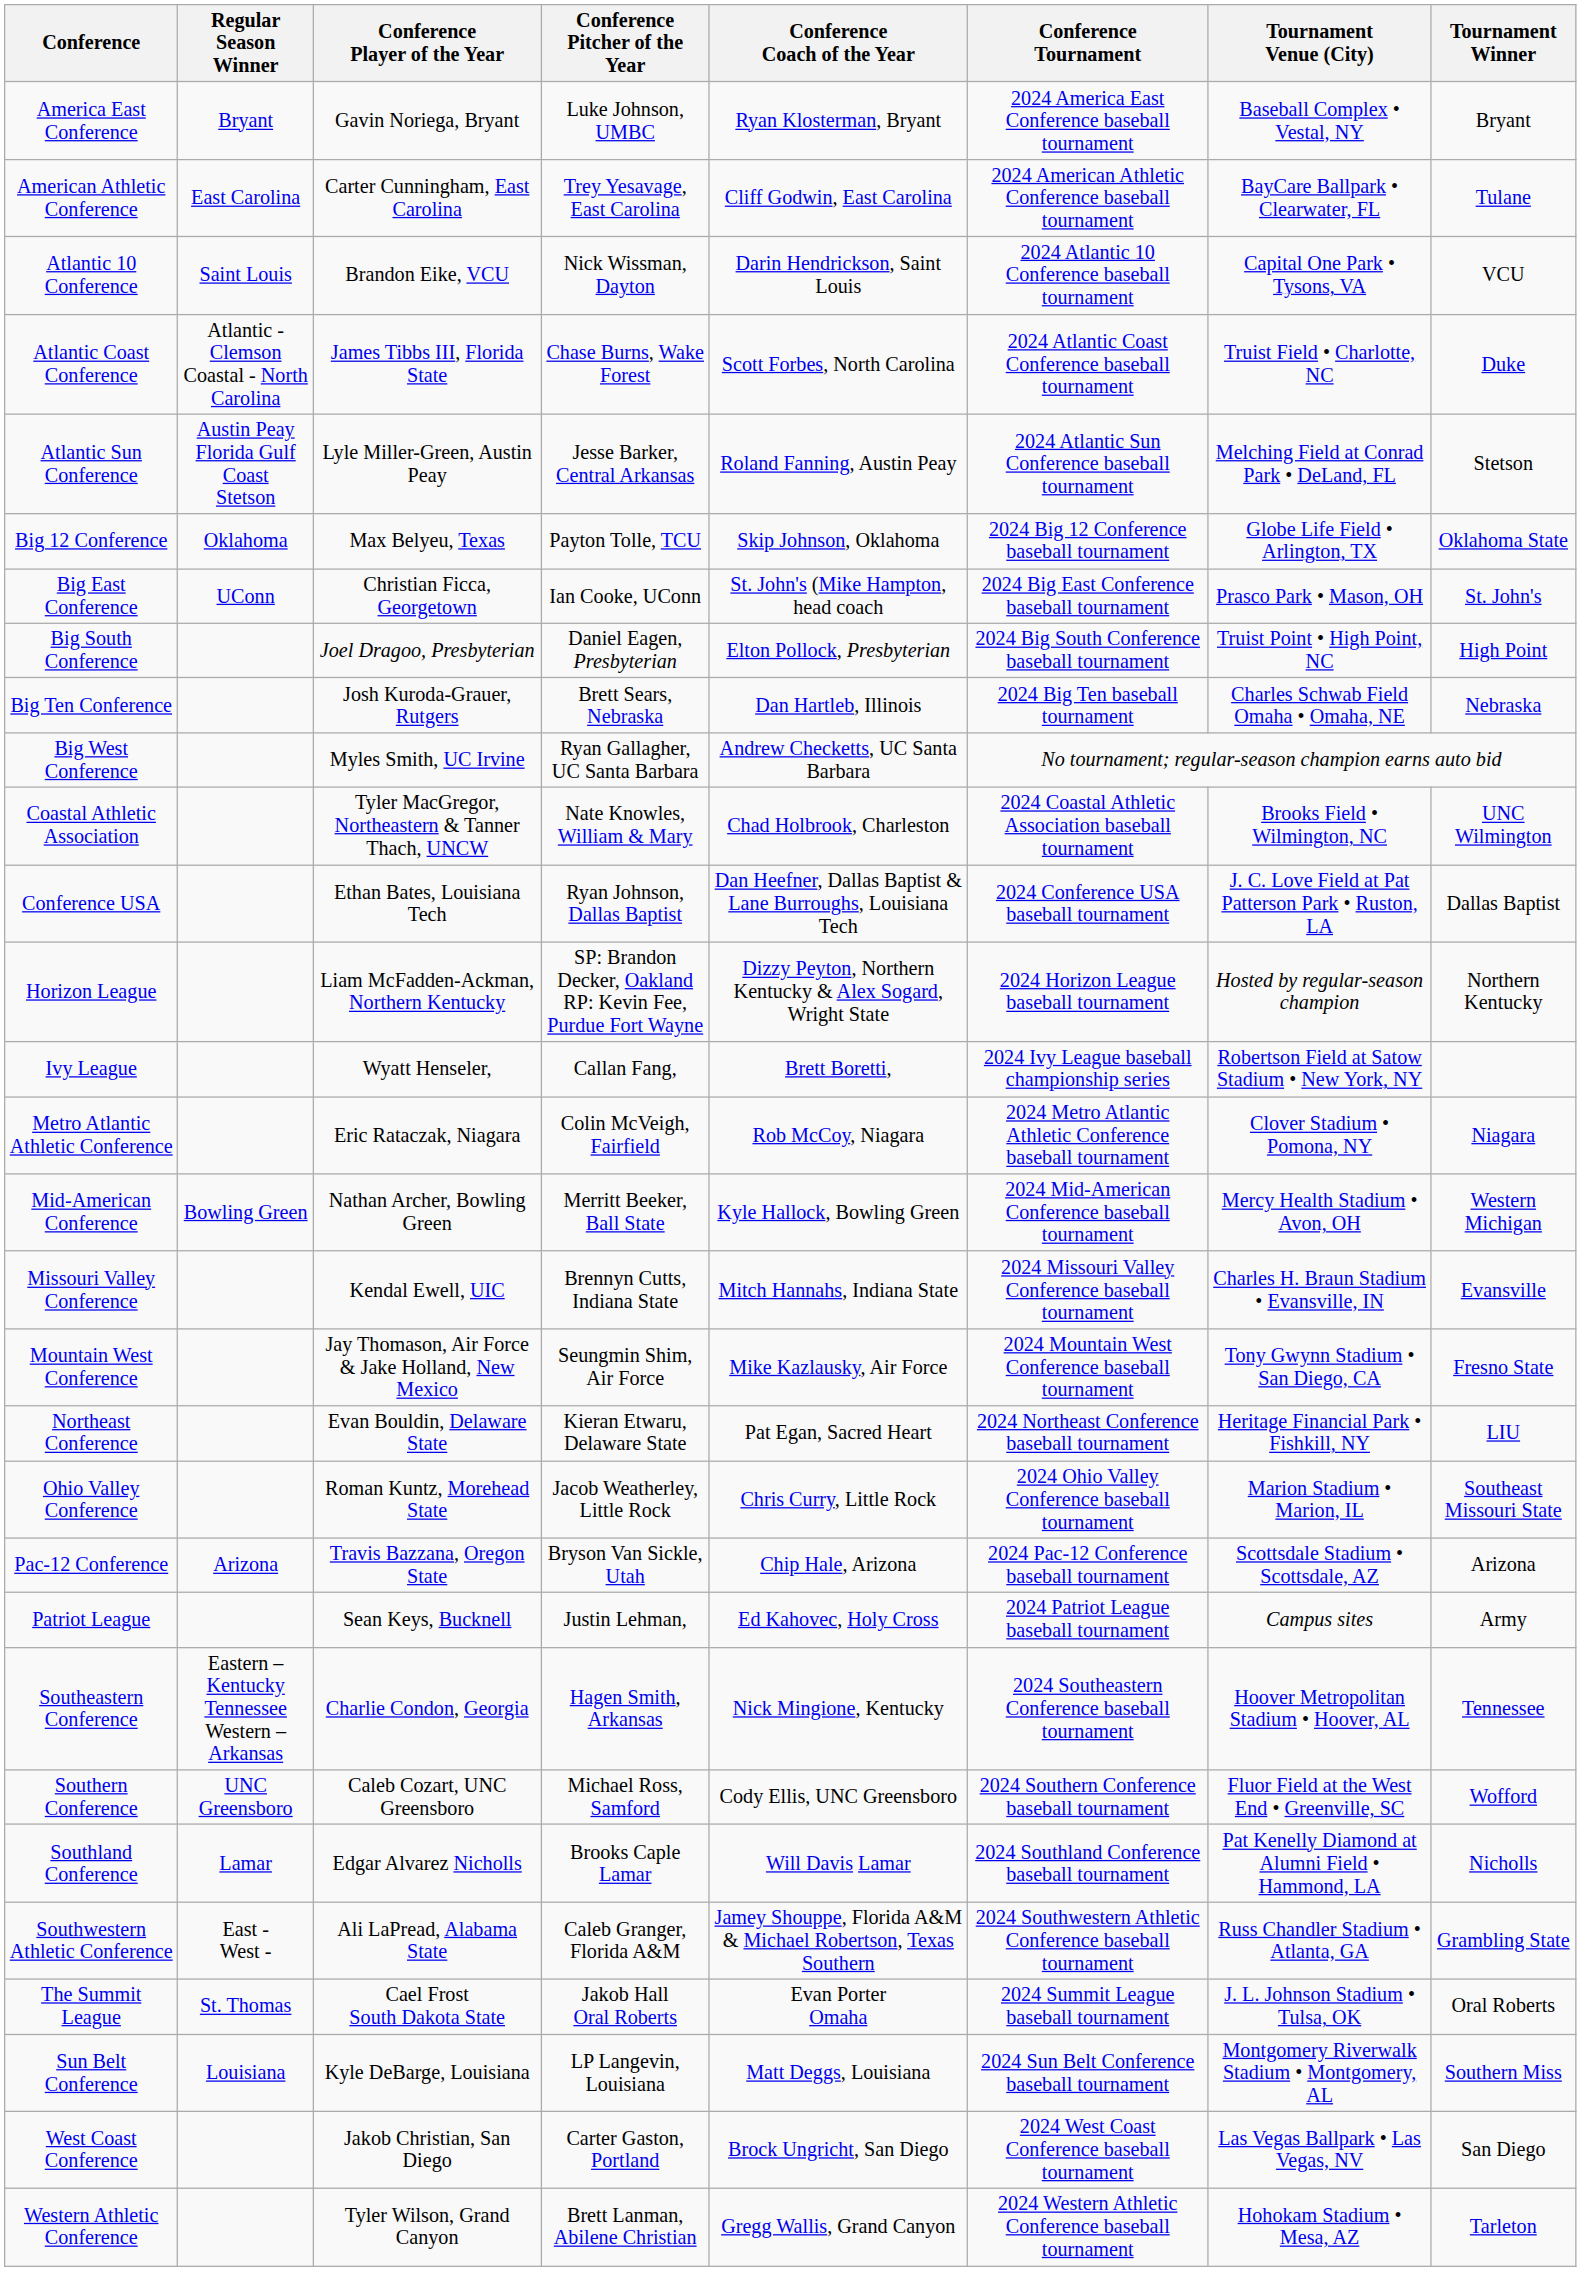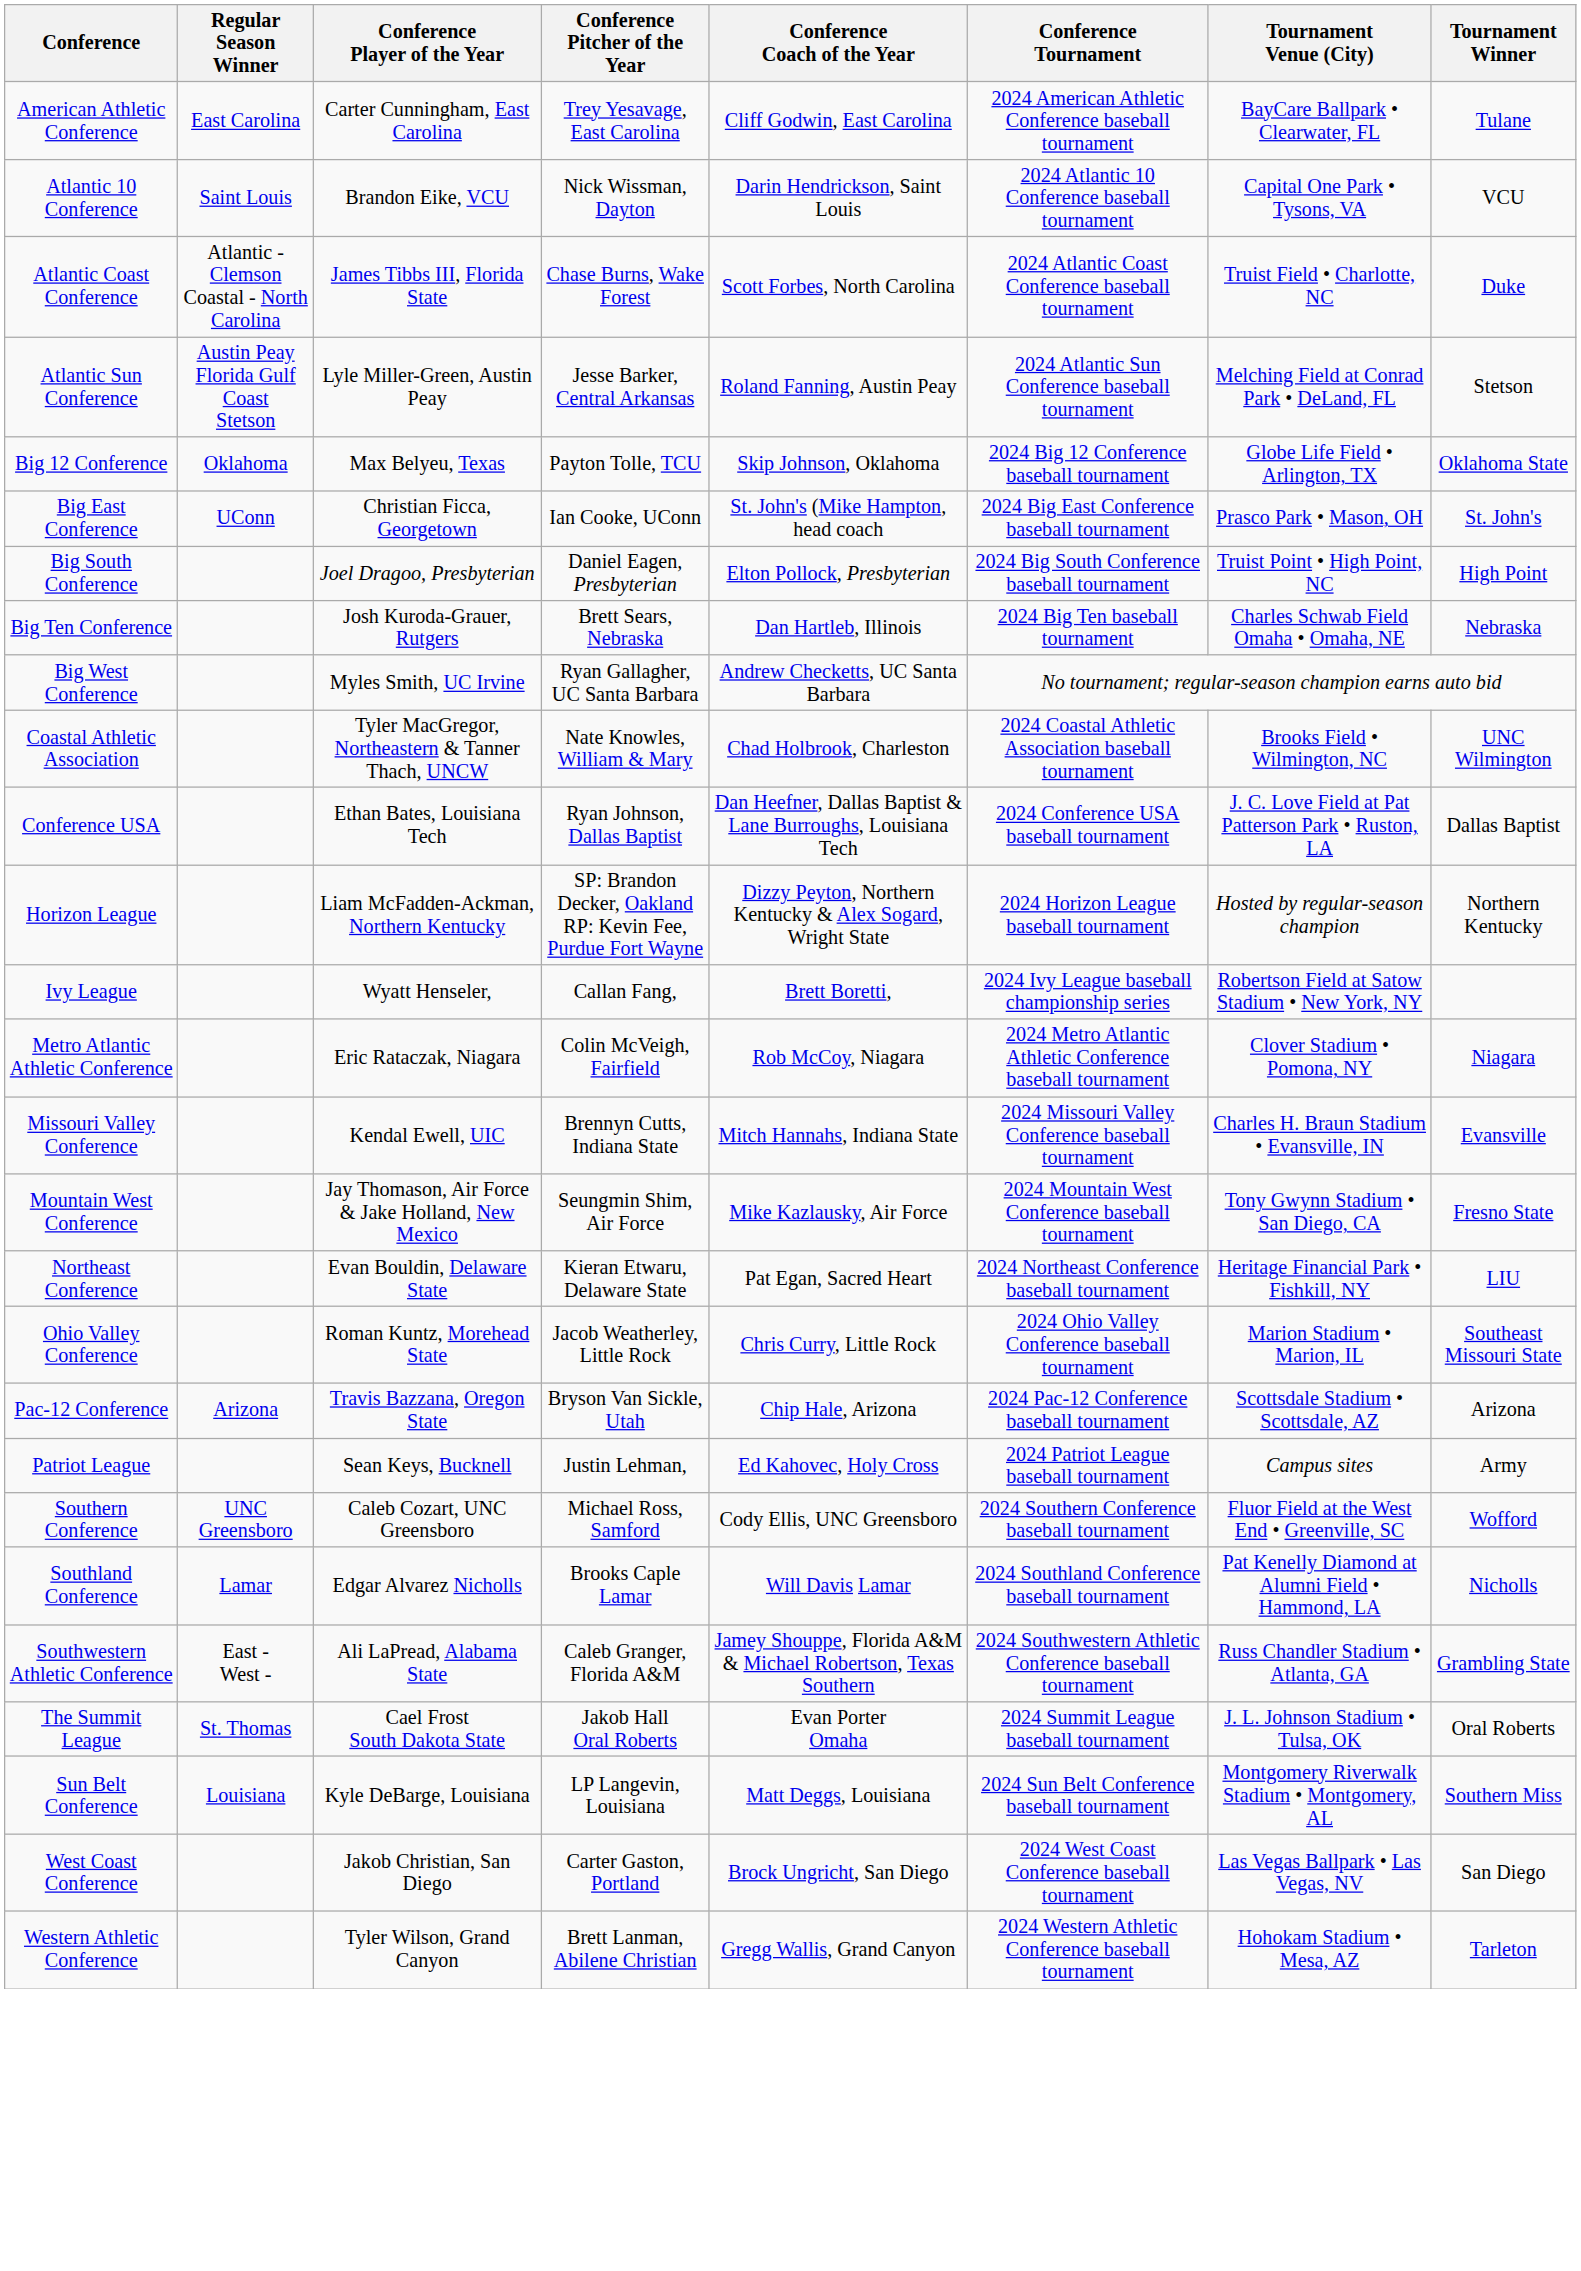- row: (91, 120)
- row: (91, 1212)
- row: (91, 1708)
